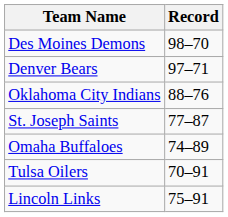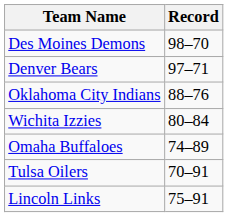+ row: (55, 120)
- row: (63, 120)
